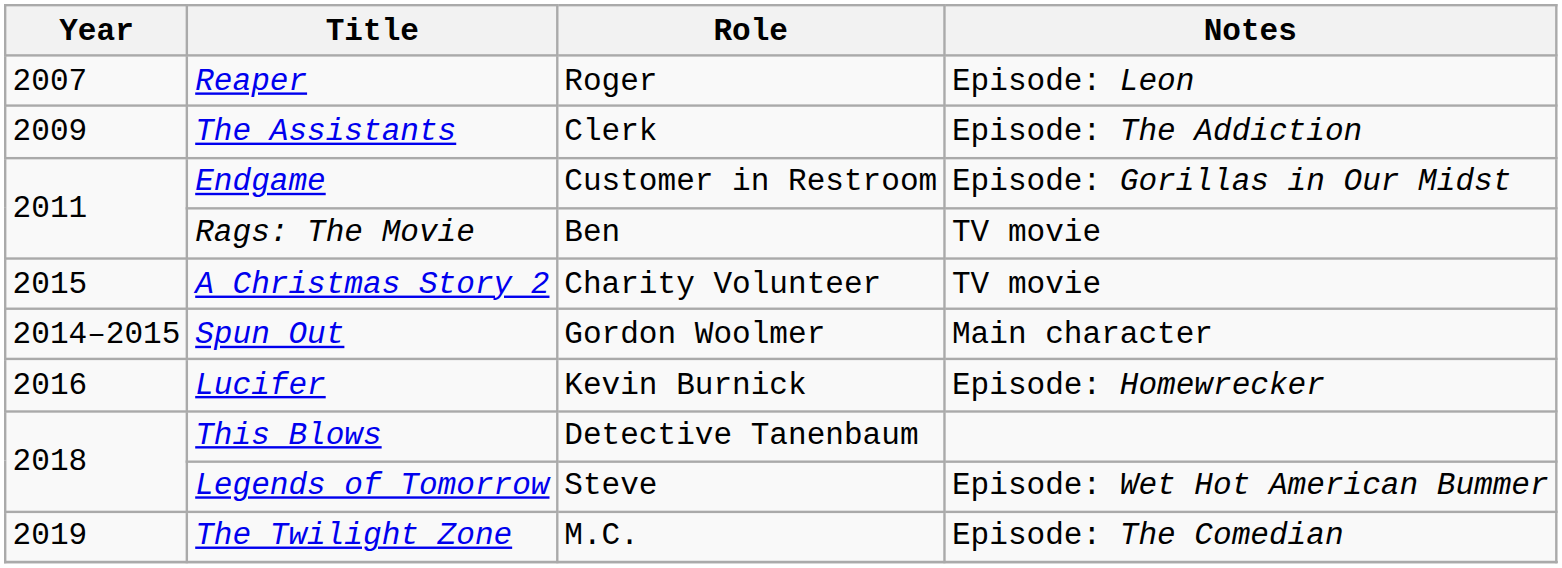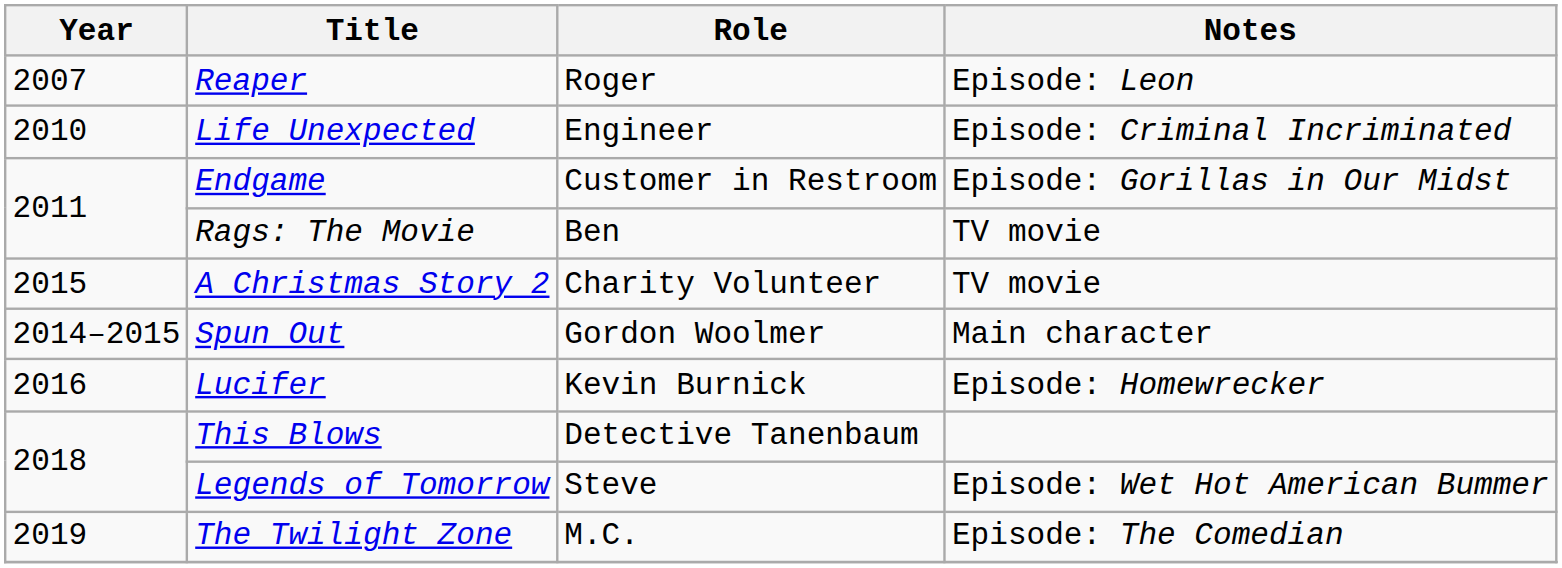- row: (326, 132)
+ row: (335, 132)
